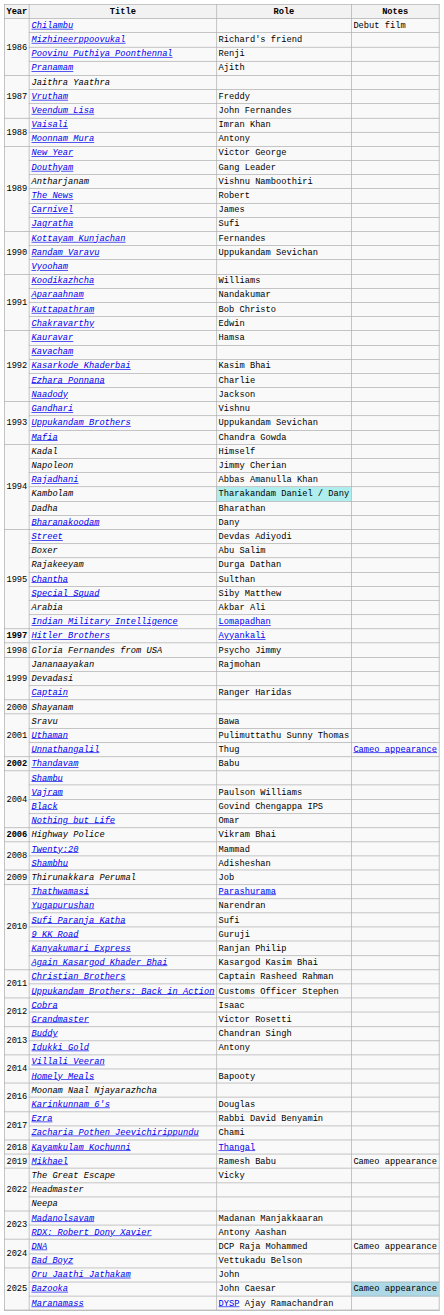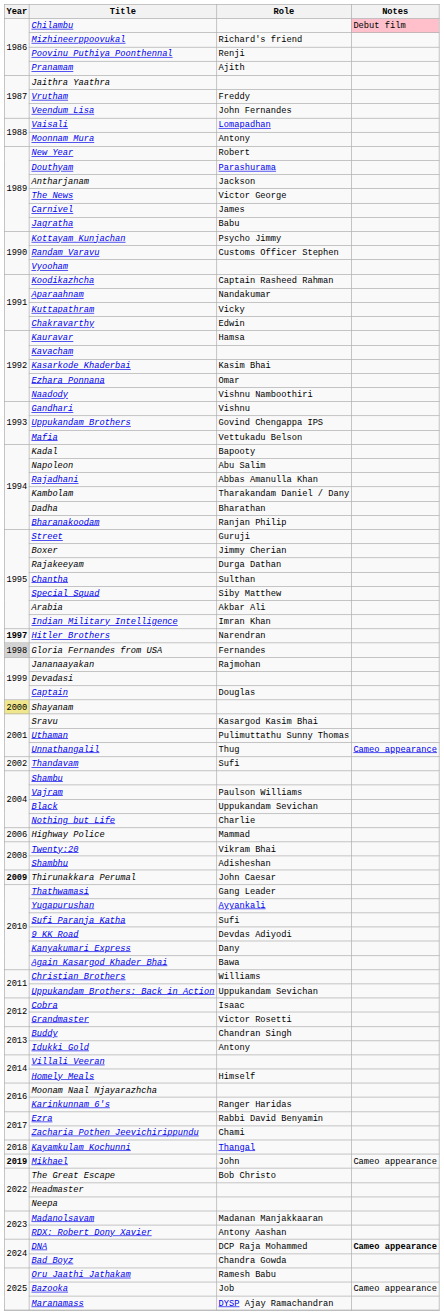(380, 26) no background -> (380, 26) pink background
(245, 125) Imran Khan -> (245, 125) Lomapadhan
(253, 153) Victor George -> (234, 153) Robert
(247, 168) Gang Leader -> (247, 168) Parashurama
(266, 182) Vishnu Namboothiri -> (237, 182) Jackson
(234, 196) Robert -> (253, 196) Victor George
(229, 224) Sufi -> (229, 224) Babu
(242, 239) Fernandes -> (250, 239) Psycho Jimmy
(268, 253) Uppukandam Sevichan -> (279, 253) Customs Officer Stephen
(239, 281) Williams -> (276, 281) Captain Rasheed Rahman
(247, 310) Bob Christo -> (232, 310) Vicky
(237, 381) Charlie -> (229, 381) Omar
(237, 395) Jackson -> (266, 395) Vishnu Namboothiri
(268, 423) Uppukandam Sevichan -> (271, 423) Govind Chengappa IPS
(253, 437) Chandra Gowda -> (260, 437) Vettukadu Belson
(237, 451) Himself -> (237, 451) Bapooty
(253, 466) Jimmy Cherian -> (242, 466) Abu Salim
(284, 494) paleturquoise background -> (284, 494) no background
(229, 522) Dany -> (253, 522) Ranjan Philip
(255, 537) Devdas Adiyodi -> (234, 537) Guruji
(242, 551) Abu Salim -> (253, 551) Jimmy Cherian
(245, 622) Lomapadhan -> (245, 622) Imran Khan
(242, 636) Ayyankali -> (242, 636) Narendran
(17, 650) no background -> (17, 650) lightgrey background
(250, 650) Psycho Jimmy -> (242, 650) Fernandes
(255, 693) Ranger Haridas -> (237, 693) Douglas
(17, 707) no background -> (17, 707) khaki background
(229, 721) Bawa -> (268, 721) Kasargod Kasim Bhai
(17, 764) bold -> (17, 764) normal
(229, 764) Babu -> (229, 764) Sufi
(271, 806) Govind Chengappa IPS -> (268, 806) Uppukandam Sevichan
(229, 821) Omar -> (237, 821) Charlie
(17, 835) bold -> (17, 835) normal
(247, 835) Vikram Bhai -> (234, 835) Mammad
(234, 849) Mammad -> (247, 849) Vikram Bhai
(17, 877) normal -> (17, 877) bold
(226, 877) Job -> (247, 877) John Caesar
(247, 892) Parashurama -> (247, 892) Gang Leader
(242, 906) Narendran -> (242, 906) Ayyankali
(234, 934) Guruji -> (255, 934) Devdas Adiyodi
(253, 948) Ranjan Philip -> (229, 948) Dany
(268, 963) Kasargod Kasim Bhai -> (229, 963) Bawa
(276, 977) Captain Rasheed Rahman -> (239, 977) Williams
(279, 991) Customs Officer Stephen -> (268, 991) Uppukandam Sevichan
(237, 1076) Bapooty -> (237, 1076) Himself
(237, 1104) Douglas -> (255, 1104) Ranger Haridas
(17, 1161) normal -> (17, 1161) bold
(247, 1161) Ramesh Babu -> (229, 1161) John
(232, 1175) Vicky -> (247, 1175) Bob Christo
(395, 1246) normal -> (395, 1246) bold
(260, 1261) Vettukadu Belson -> (253, 1261) Chandra Gowda
(229, 1275) John -> (247, 1275) Ramesh Babu
(247, 1289) John Caesar -> (226, 1289) Job
(395, 1289) lightblue background -> (395, 1289) no background
